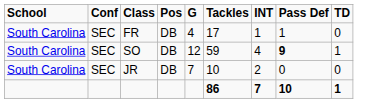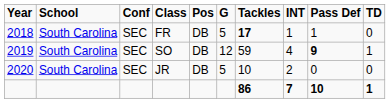+ column: (20, 13)
(191, 32) 4 -> (223, 32) 5
(213, 32) normal -> (245, 32) bold
(191, 70) 7 -> (223, 70) 5
